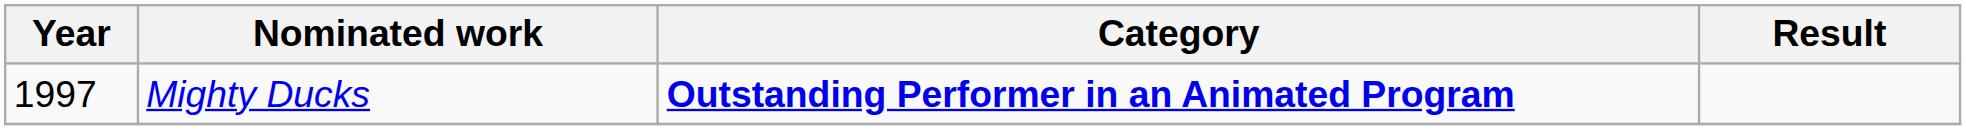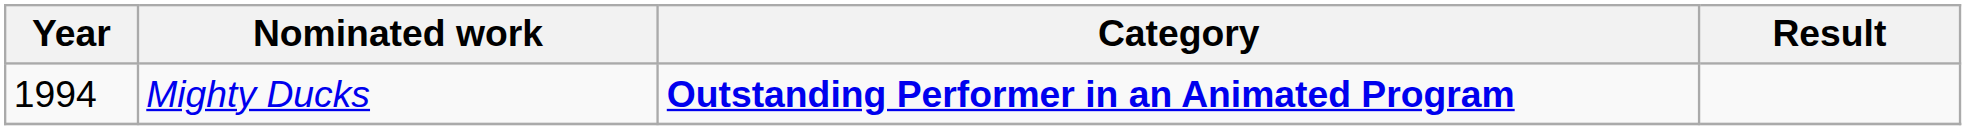(55, 93) 1997 -> (55, 93) 1994
